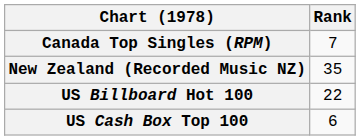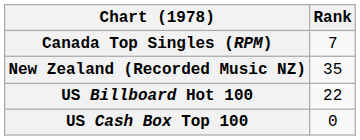(333, 122) 6 -> (333, 122) 0
